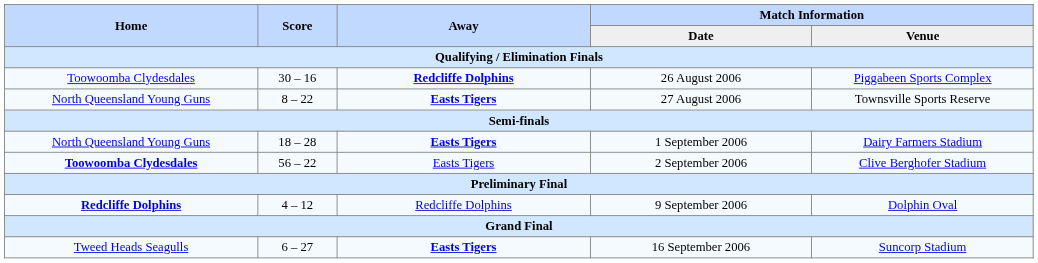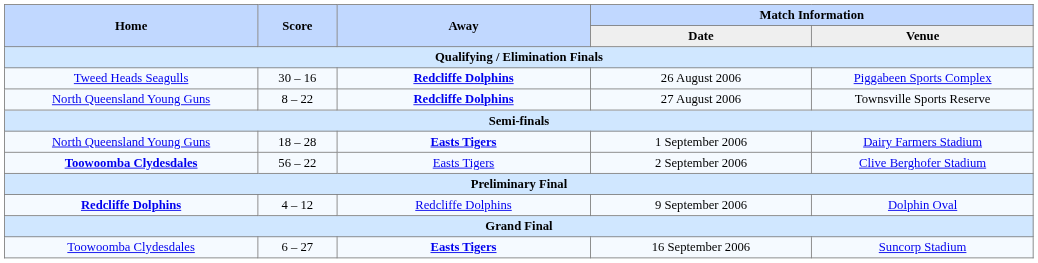(131, 78) Toowoomba Clydesdales -> (131, 78) Tweed Heads Seagulls
(464, 99) Easts Tigers -> (464, 99) Redcliffe Dolphins
(131, 247) Tweed Heads Seagulls -> (131, 247) Toowoomba Clydesdales
